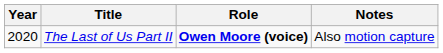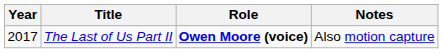(23, 36) 2020 -> (23, 36) 2017
